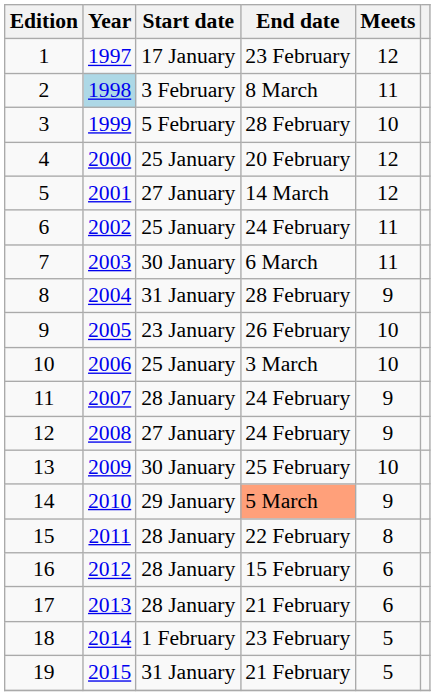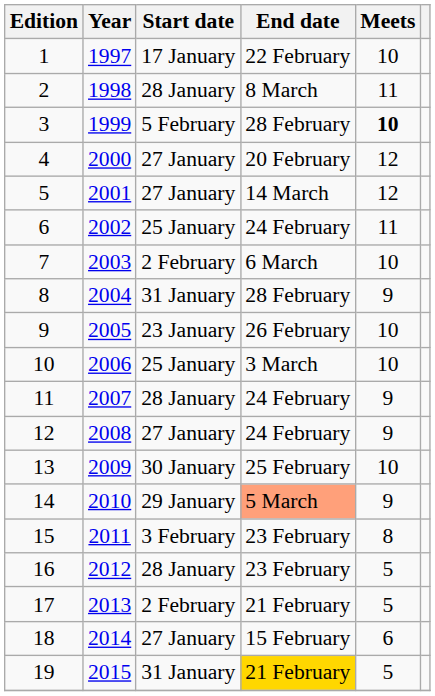(298, 55) 23 February -> (298, 55) 22 February
(388, 55) 12 -> (388, 55) 10
(110, 90) lightblue background -> (110, 90) no background
(188, 90) 3 February -> (188, 90) 28 January
(388, 124) normal -> (388, 124) bold
(188, 158) 25 January -> (188, 158) 27 January
(188, 261) 30 January -> (188, 261) 2 February
(388, 261) 11 -> (388, 261) 10
(188, 535) 28 January -> (188, 535) 3 February
(298, 535) 22 February -> (298, 535) 23 February
(298, 569) 15 February -> (298, 569) 23 February
(388, 569) 6 -> (388, 569) 5
(188, 603) 28 January -> (188, 603) 2 February
(388, 603) 6 -> (388, 603) 5
(188, 638) 1 February -> (188, 638) 27 January
(298, 638) 23 February -> (298, 638) 15 February
(388, 638) 5 -> (388, 638) 6
(298, 672) no background -> (298, 672) gold background
